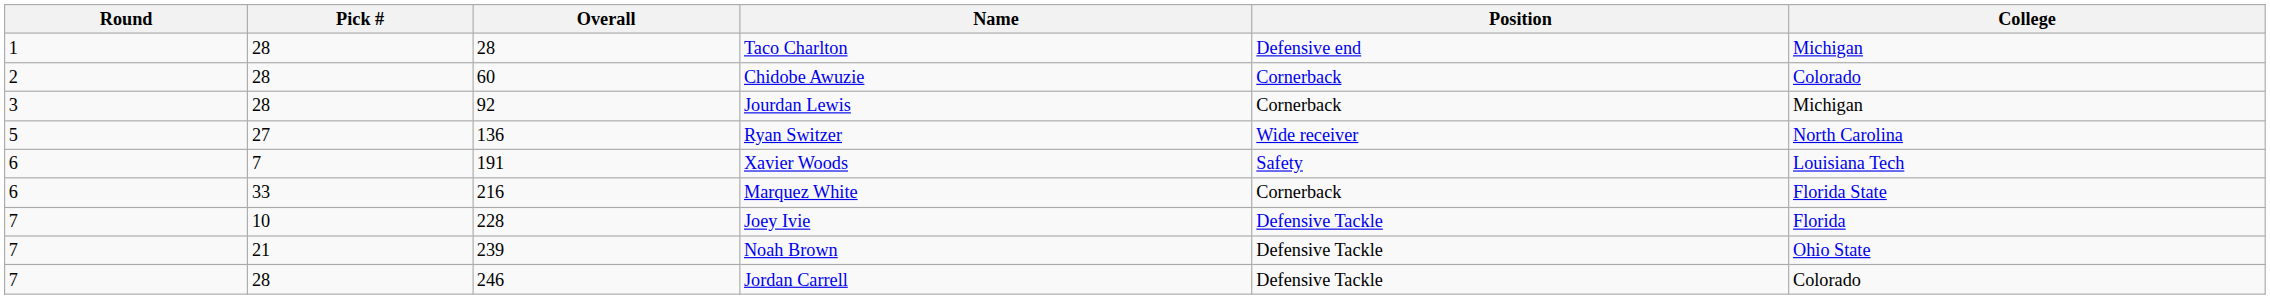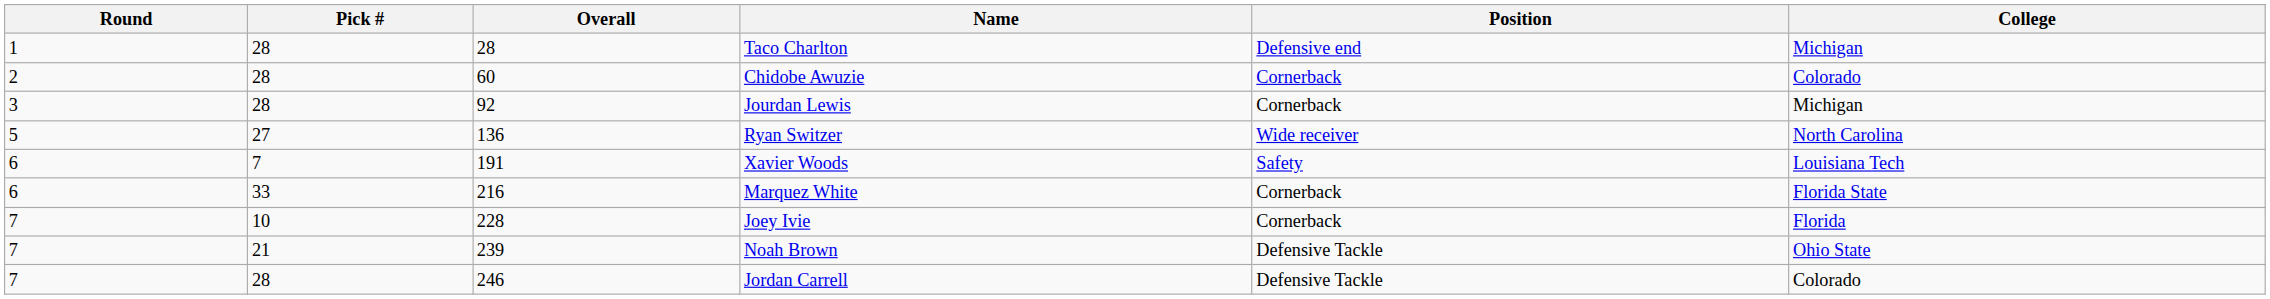(1320, 221) Defensive Tackle -> (1299, 221) Cornerback
